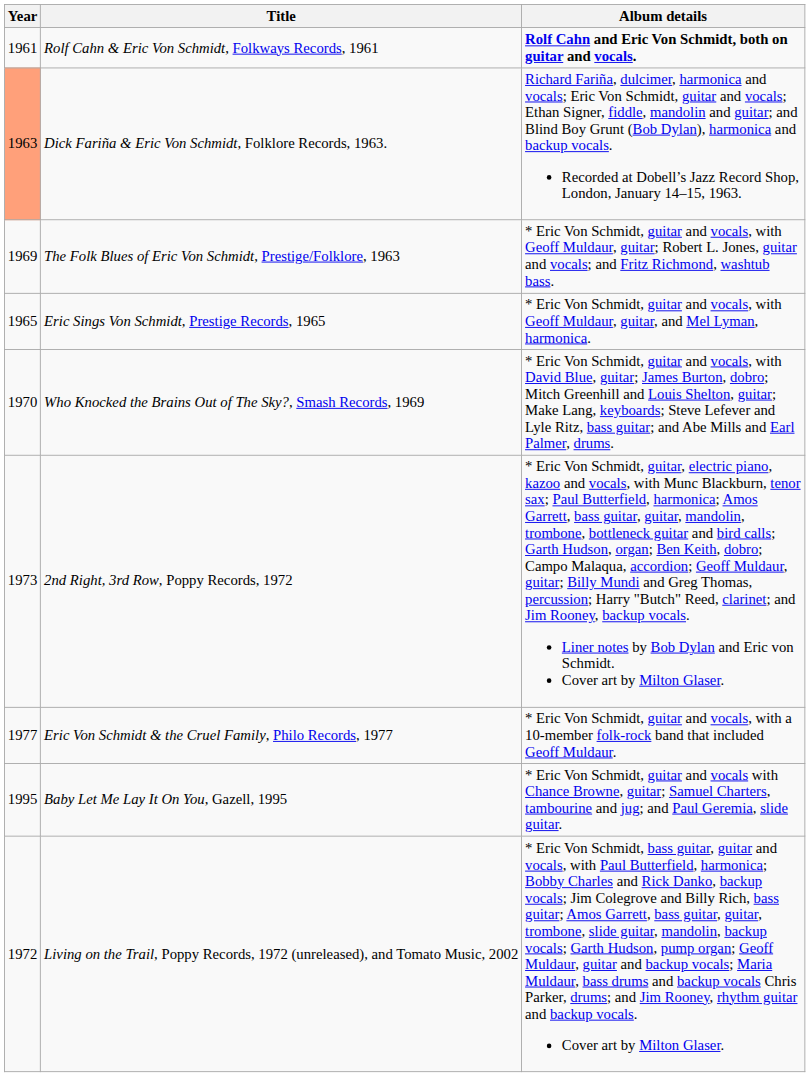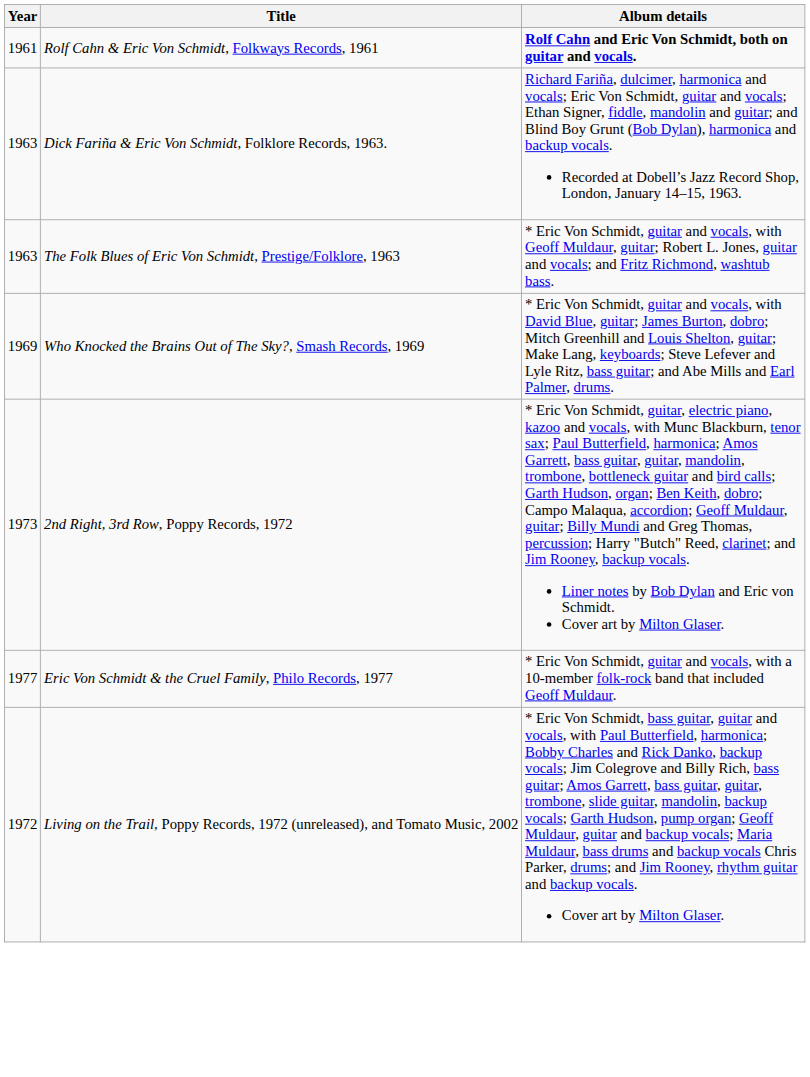(23, 143) lightsalmon background -> (23, 143) no background
(23, 256) 1969 -> (23, 256) 1963
- row: (185, 321)
(23, 402) 1970 -> (23, 345) 1969
- row: (166, 800)
